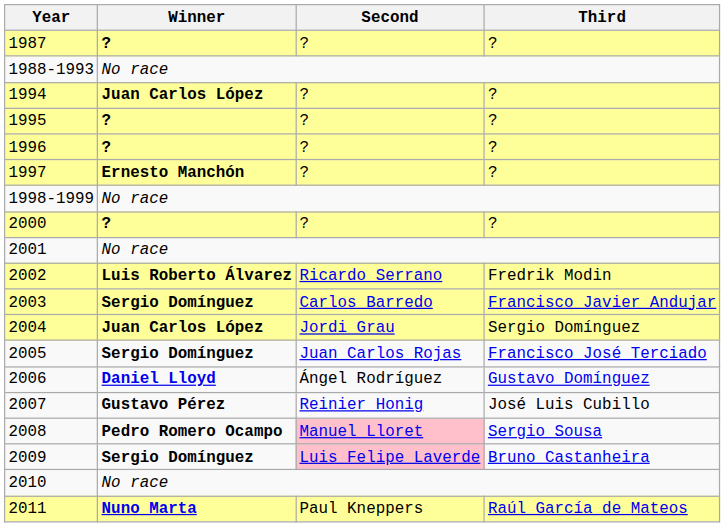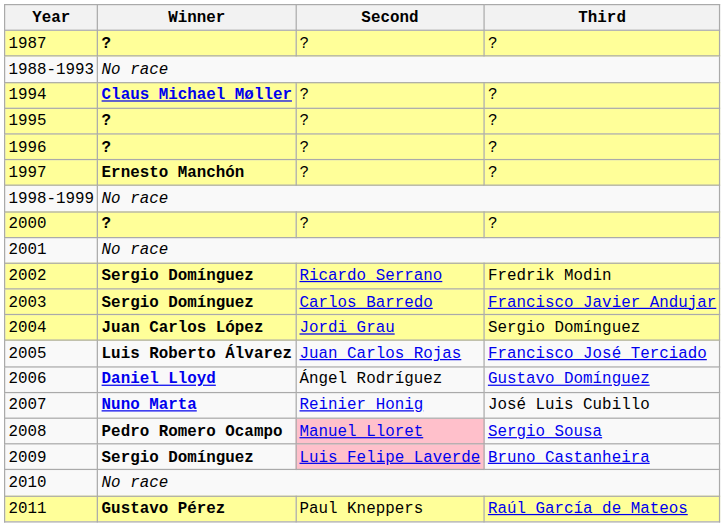(183, 95) Juan Carlos López -> (197, 95) Claus Michael Møller
(197, 276) Luis Roberto Álvarez -> (178, 276) Sergio Domínguez
(178, 354) Sergio Domínguez -> (197, 354) Luis Roberto Álvarez
(163, 405) Gustavo Pérez -> (149, 405) Nuno Marta
(149, 509) Nuno Marta -> (163, 509) Gustavo Pérez
